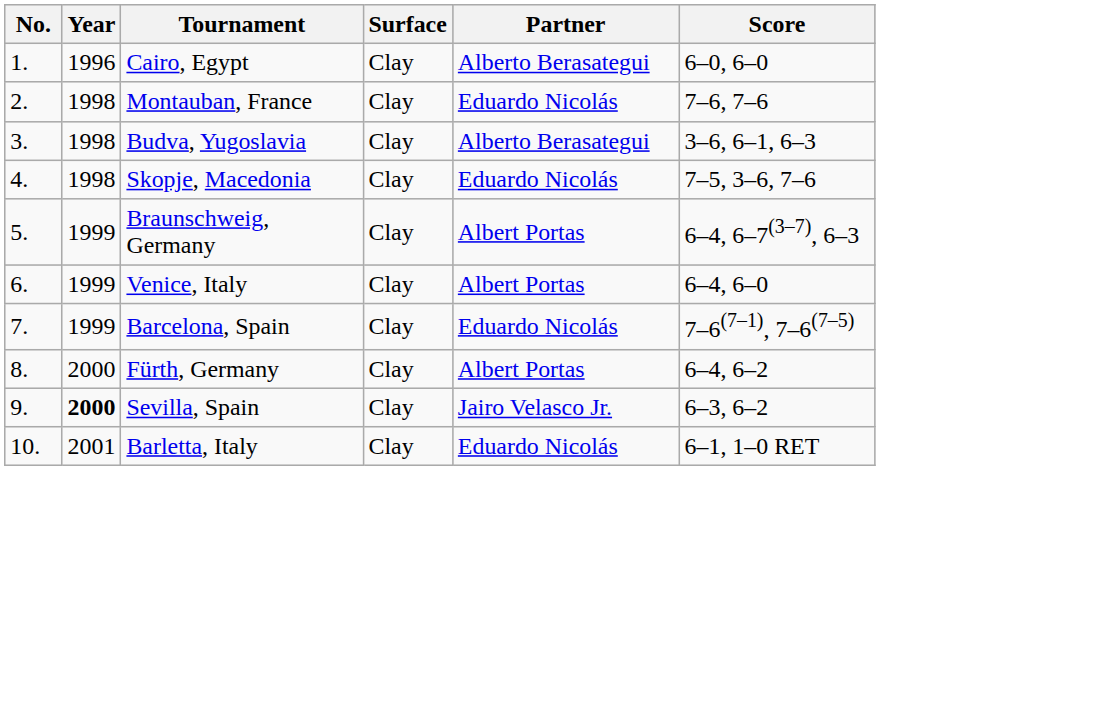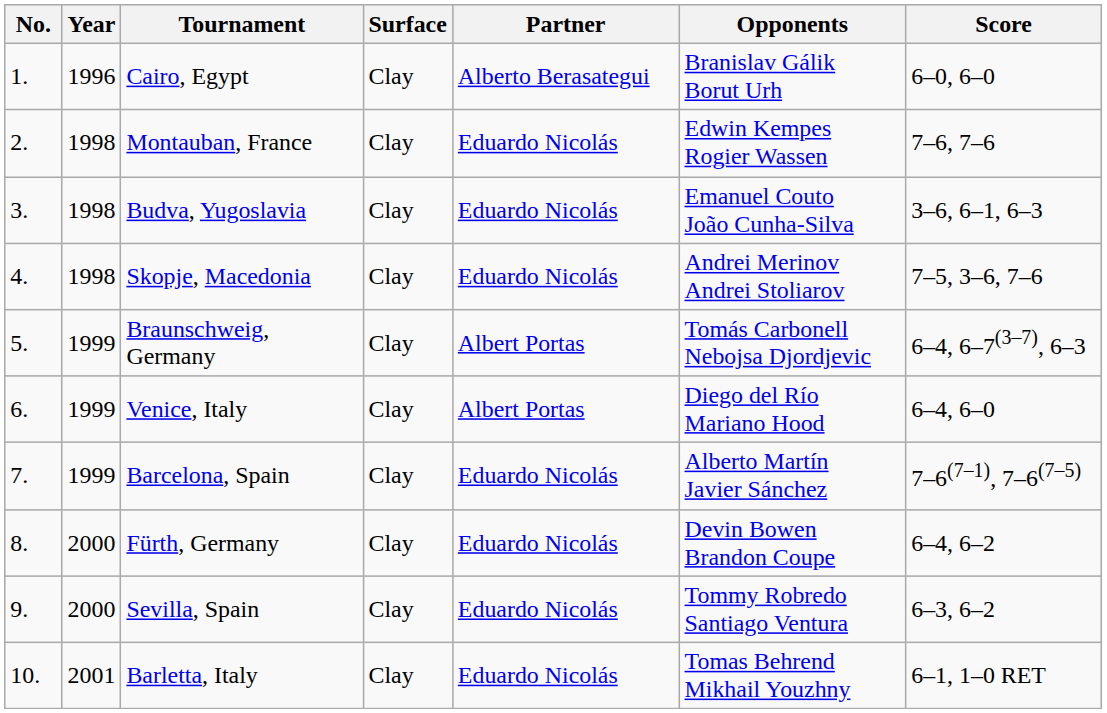+ column: (792, 23)
(554, 139) Alberto Berasategui -> (538, 209) Eduardo Nicolás
(521, 367) Albert Portas -> (538, 541) Eduardo Nicolás
(91, 406) bold -> (91, 608) normal
(535, 406) Jairo Velasco Jr. -> (538, 608) Eduardo Nicolás
